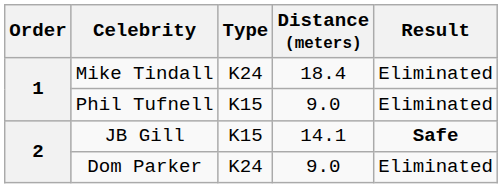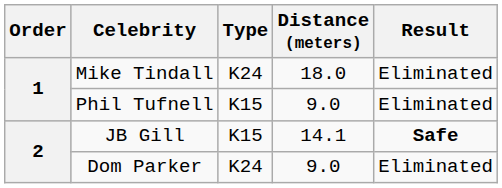(323, 74) 18.4 -> (323, 74) 18.0
